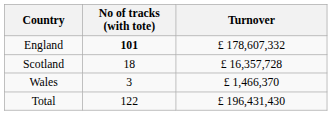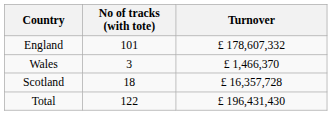(129, 45) bold -> (129, 45) normal
rows swapped: (44, 82) <-> (44, 63)
